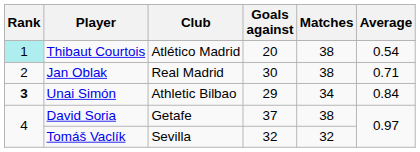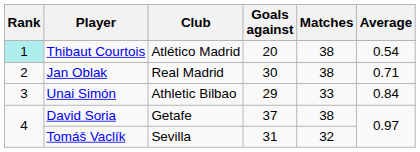(24, 94) bold -> (24, 94) normal
(327, 94) 34 -> (327, 94) 33
(270, 136) 32 -> (270, 136) 31
